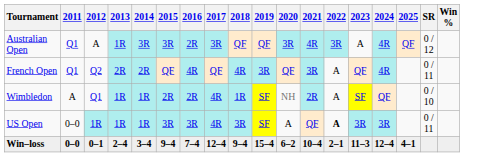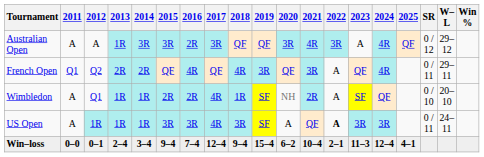+ column: (447, 17)
(72, 44) Q1 -> (72, 44) A
(72, 123) 0–0 -> (72, 123) A
